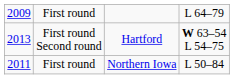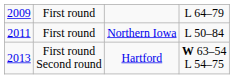rows swapped: (69, 64) <-> (69, 39)
